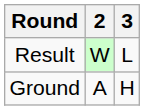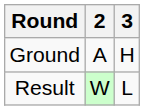rows swapped: (45, 88) <-> (45, 54)
